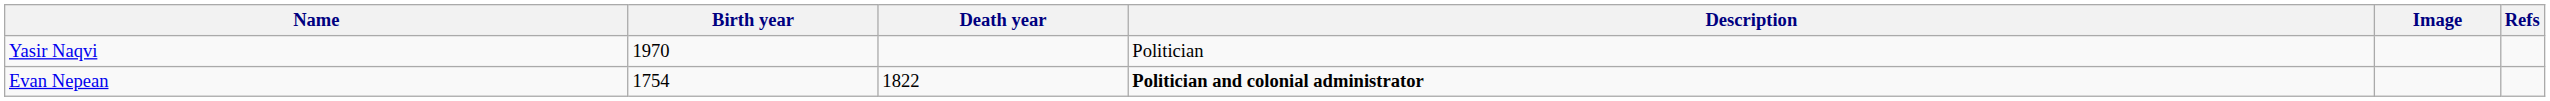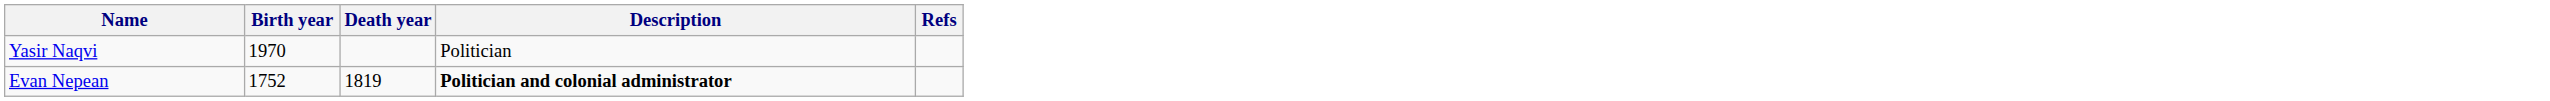- column: (2438, 20)
(651, 81) 1754 -> (267, 81) 1752
(901, 81) 1822 -> (363, 81) 1819
